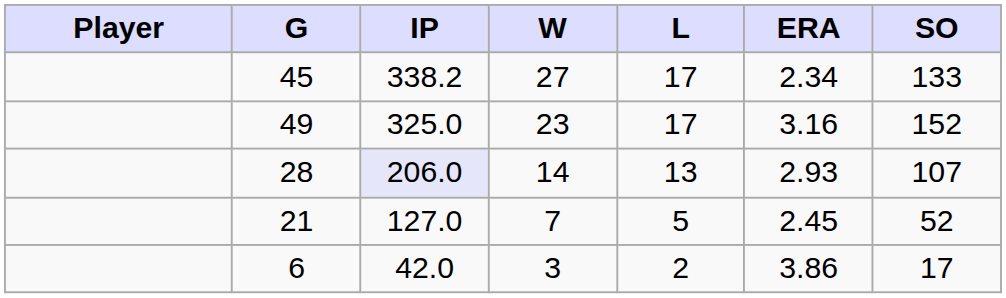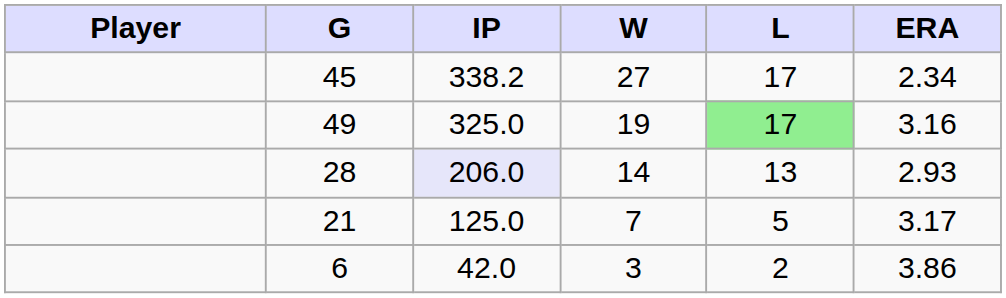- column: (937, 28)
(553, 124) 23 -> (633, 124) 19
(681, 124) no background -> (780, 124) lightgreen background
(425, 220) 127.0 -> (487, 220) 125.0
(809, 220) 2.45 -> (927, 220) 3.17
